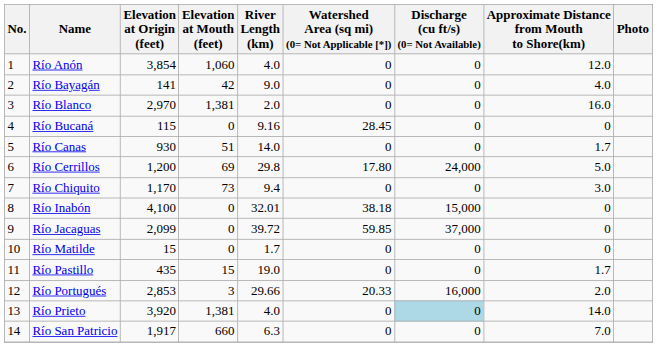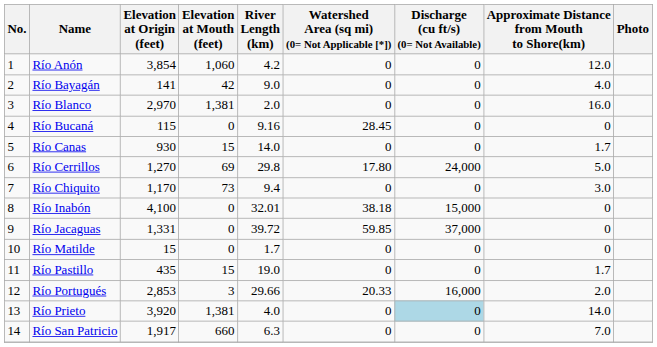(272, 64) 4.0 -> (272, 64) 4.2
(228, 146) 51 -> (228, 146) 15
(161, 167) 1,200 -> (161, 167) 1,270
(161, 228) 2,099 -> (161, 228) 1,331
